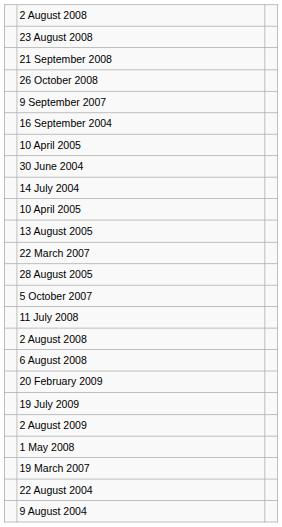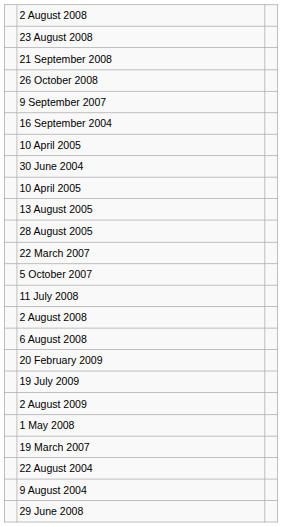- row: (11, 188)
rows swapped: (11, 274) <-> (11, 253)
+ row: (11, 511)
